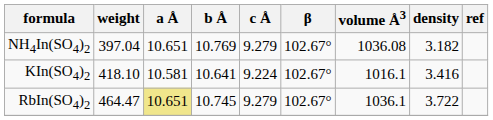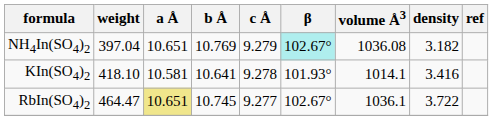(308, 46) no background -> (308, 46) paleturquoise background
(260, 74) 9.224 -> (260, 74) 9.278
(308, 74) 102.67° -> (308, 74) 101.93°
(385, 74) 1016.1 -> (385, 74) 1014.1
(260, 101) 9.279 -> (260, 101) 9.277
